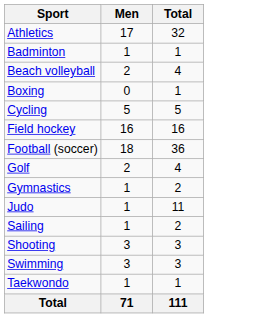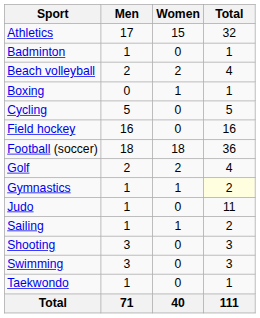+ column: (178, 14)
(178, 187) no background -> (229, 187) lightyellow background
